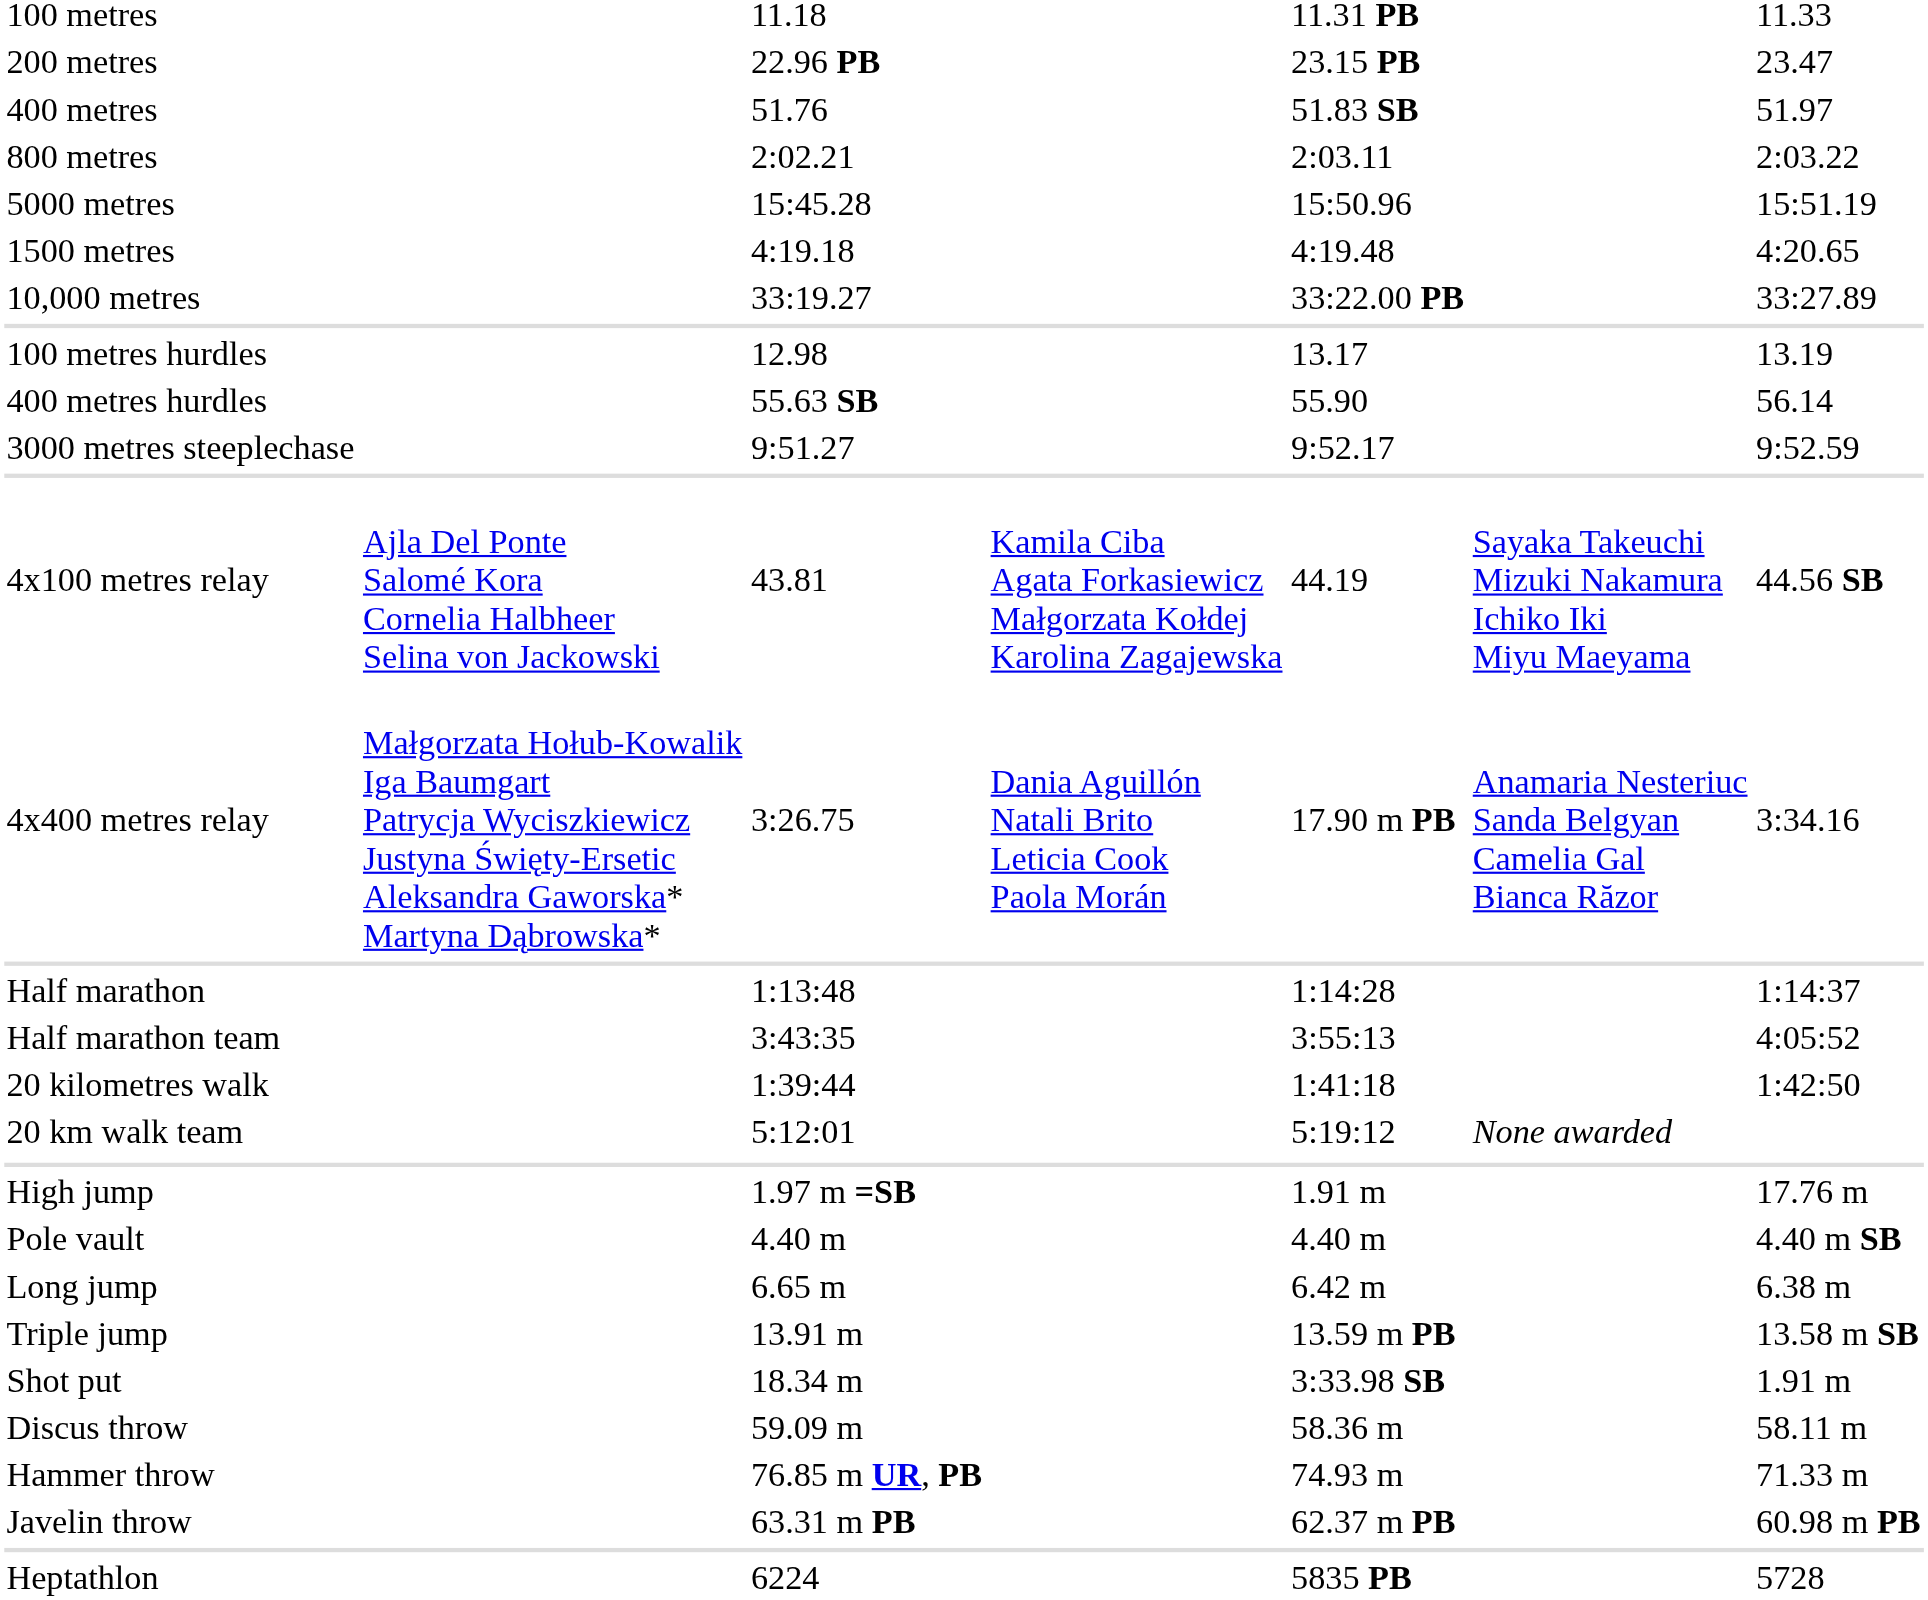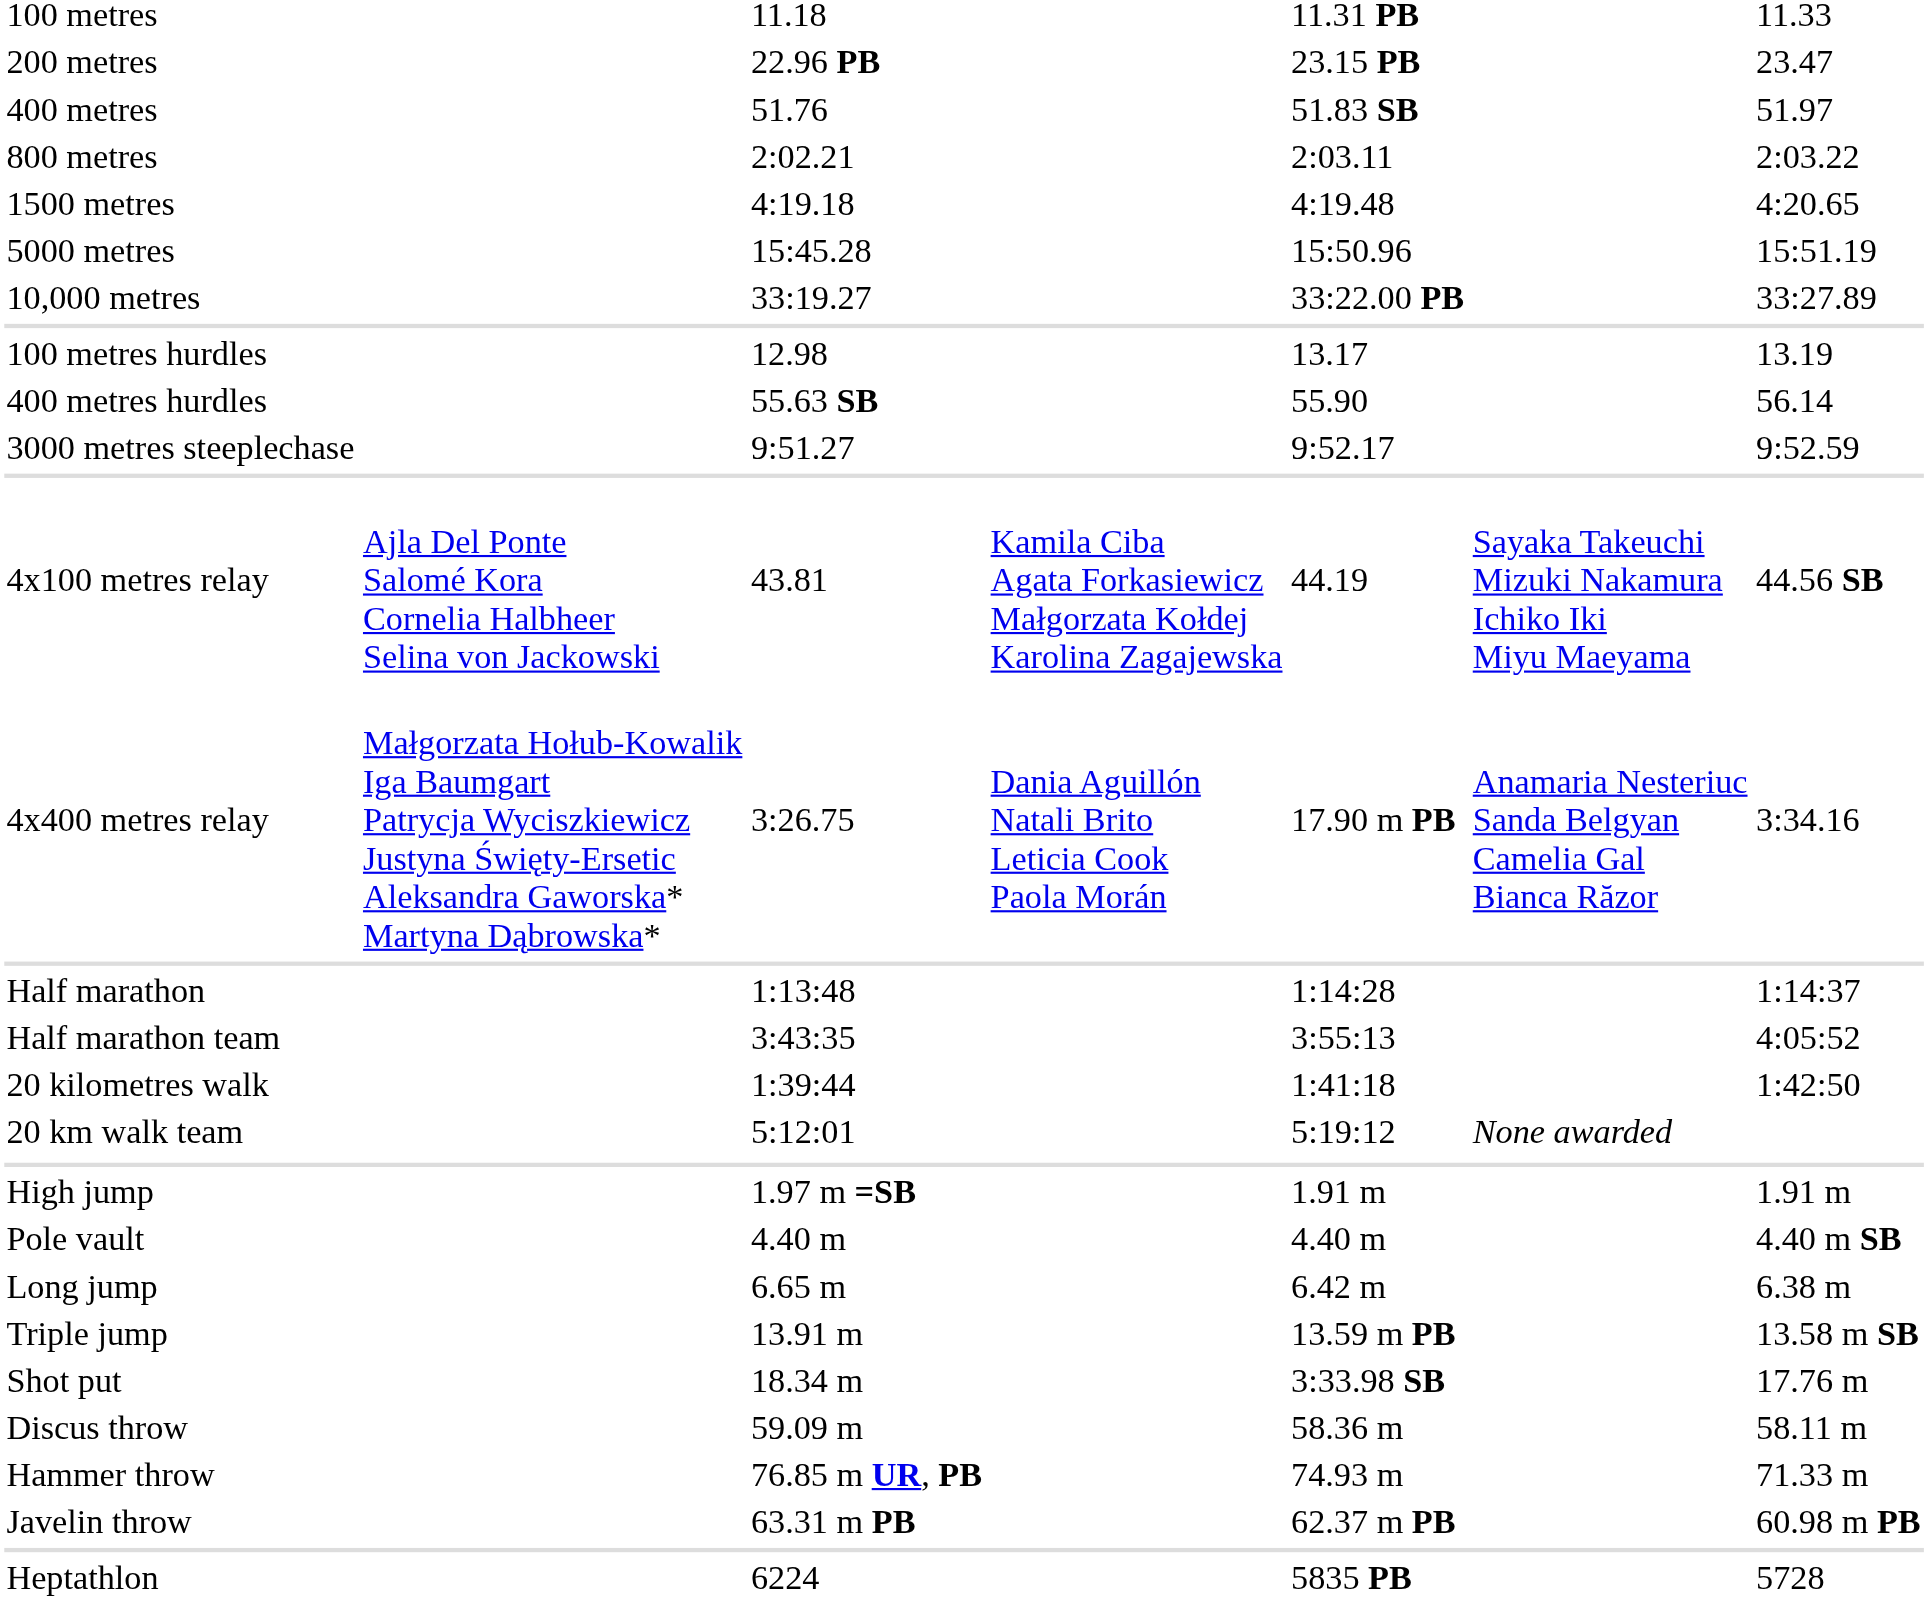rows swapped: (91, 250) <-> (91, 203)
(1812, 1192) 17.76 m -> (1804, 1192) 1.91 m
(1804, 1380) 1.91 m -> (1812, 1380) 17.76 m
